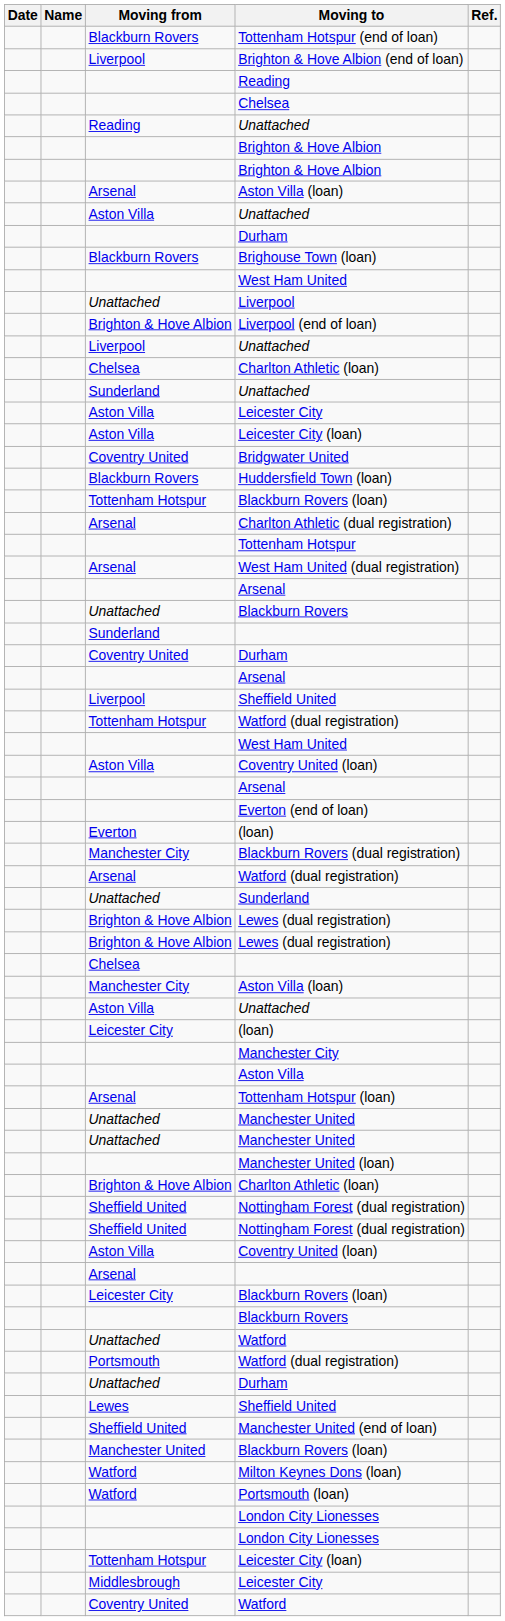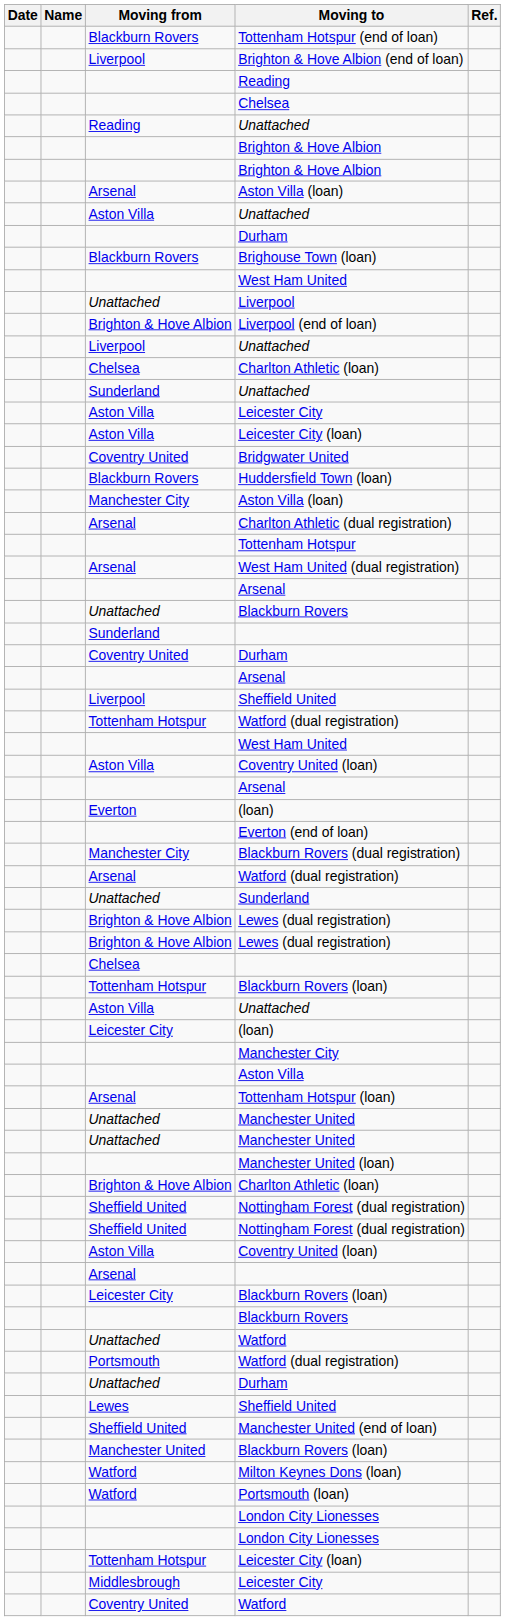rows swapped: (147, 501) <-> (139, 986)
rows swapped: (160, 810) <-> (113, 832)
